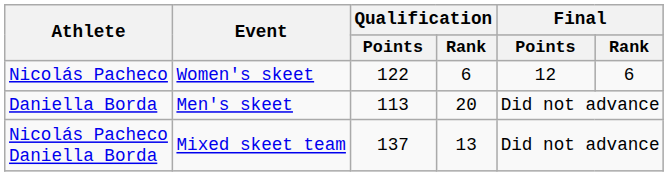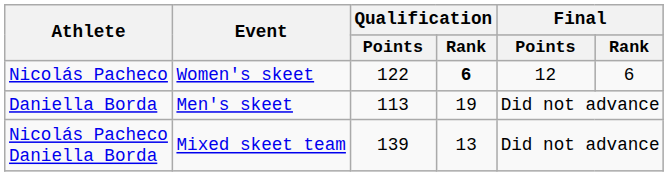(466, 75) normal -> (466, 75) bold
(466, 105) 20 -> (466, 105) 19
(393, 145) 137 -> (393, 145) 139
